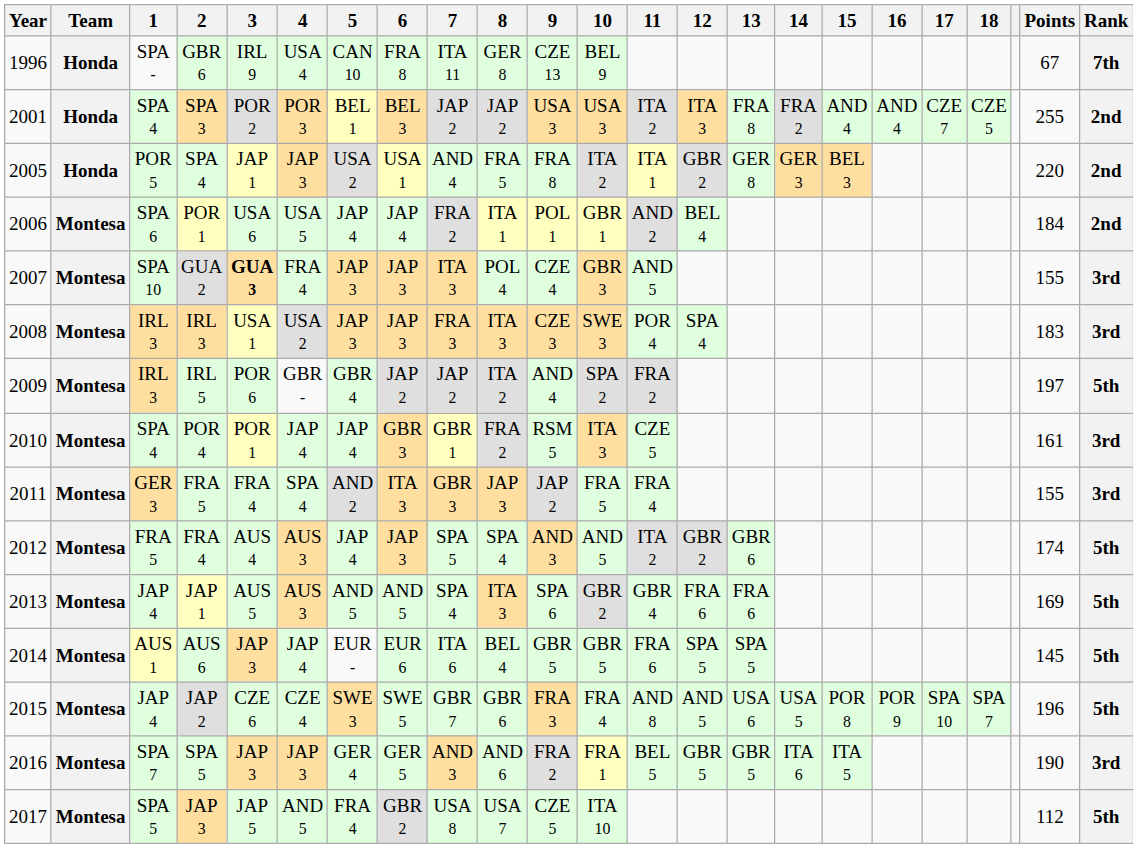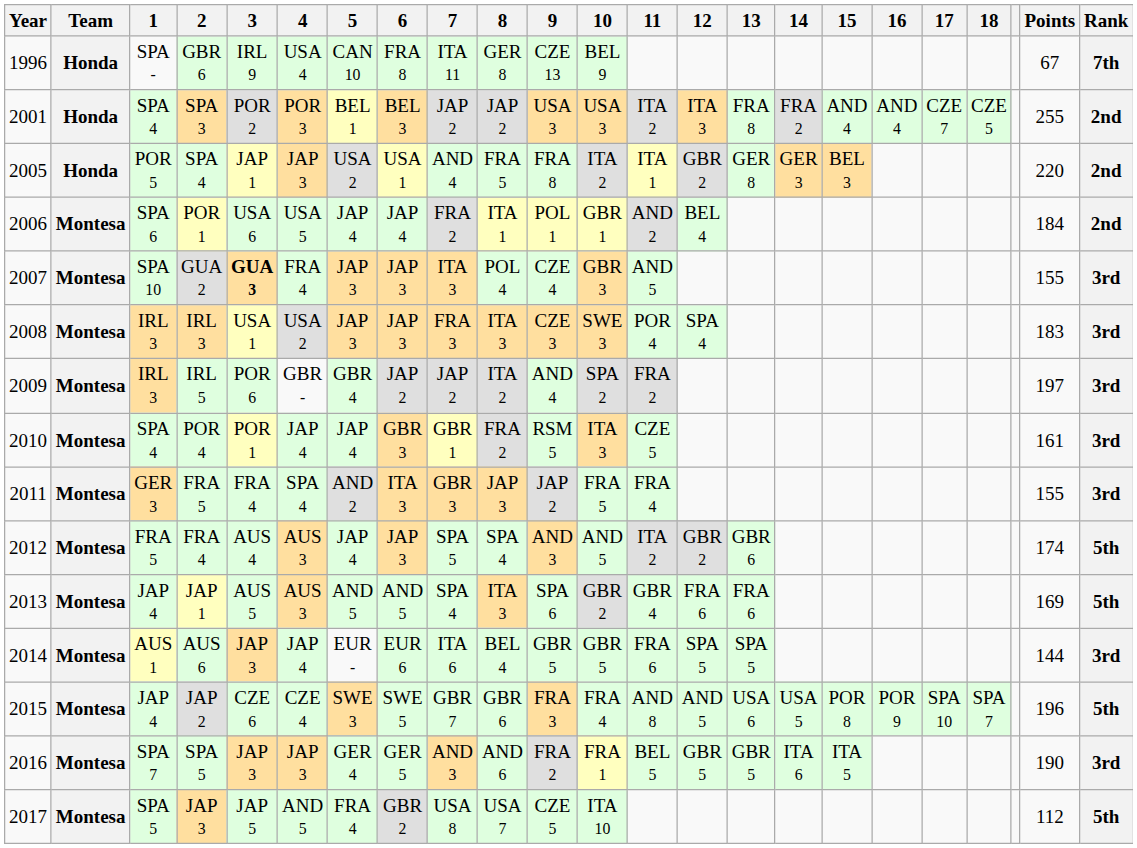(1106, 385) 5th -> (1106, 385) 3rd
(1050, 655) 145 -> (1050, 655) 144
(1106, 655) 5th -> (1106, 655) 3rd
